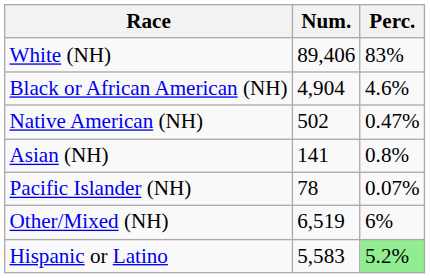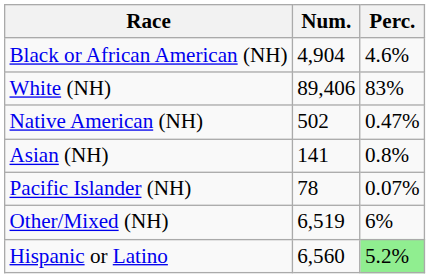rows swapped: (60, 54) <-> (149, 88)
(321, 255) 5,583 -> (321, 255) 6,560
